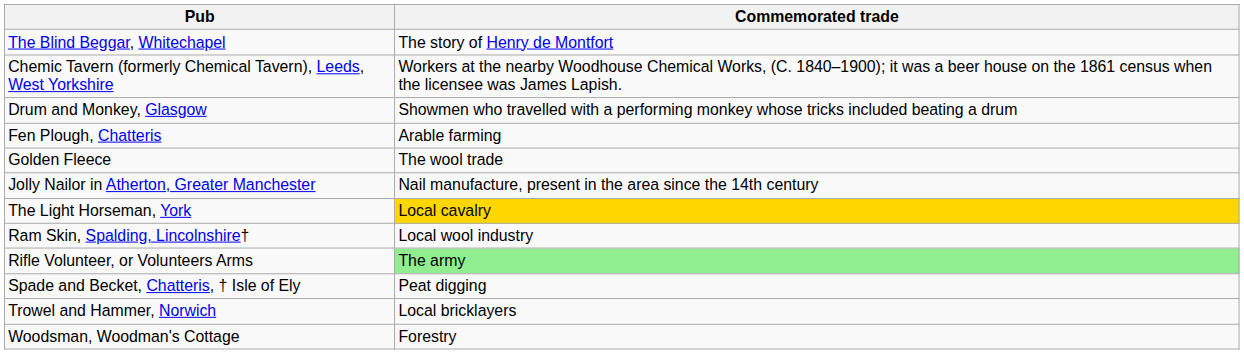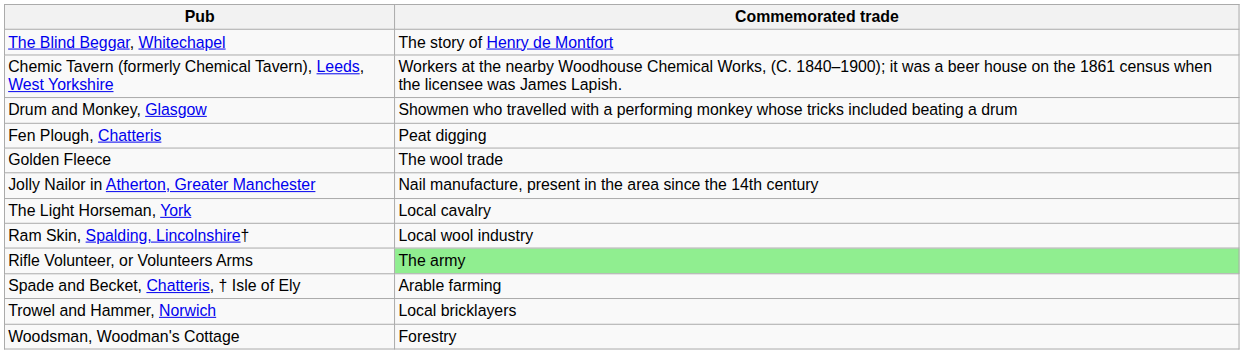(450, 135) Arable farming -> (442, 135) Peat digging
(445, 210) gold background -> (445, 210) no background
(442, 286) Peat digging -> (450, 286) Arable farming
